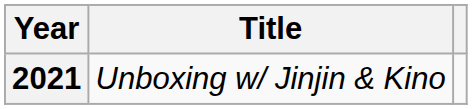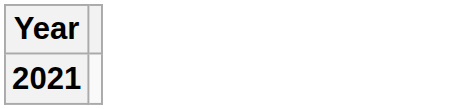- column: (271, 29)
